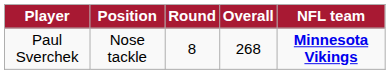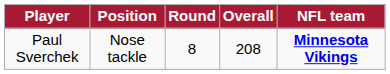(248, 48) 268 -> (248, 48) 208
